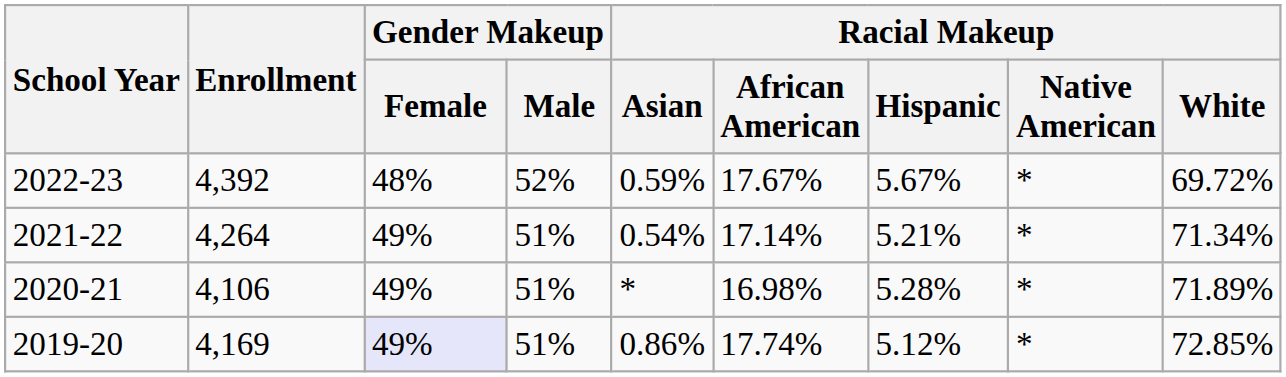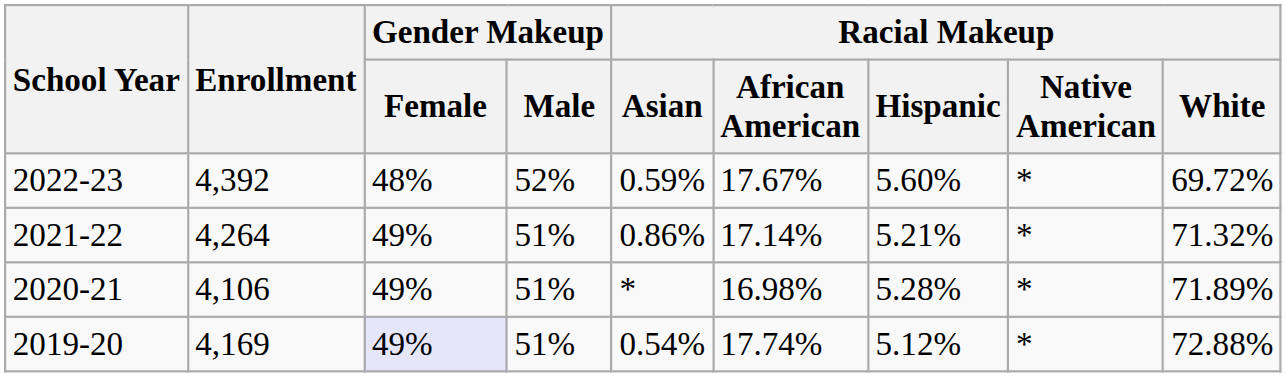(918, 180) 5.67% -> (918, 180) 5.60%
(662, 235) 0.54% -> (662, 235) 0.86%
(1222, 235) 71.34% -> (1222, 235) 71.32%
(662, 344) 0.86% -> (662, 344) 0.54%
(1222, 344) 72.85% -> (1222, 344) 72.88%
